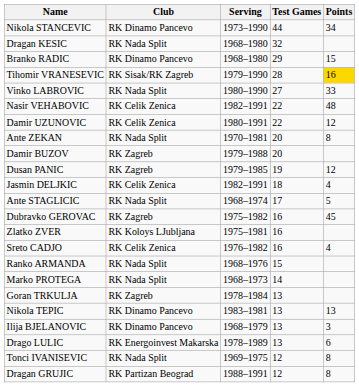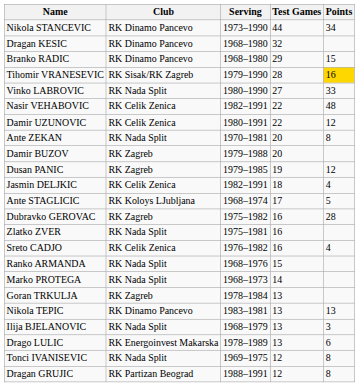(138, 43) RK Nada Split -> (151, 43) RK Dinamo Pancevo
(138, 201) RK Nada Split -> (152, 201) RK Koloys LJubljana
(331, 216) 45 -> (331, 216) 28
(152, 232) RK Koloys LJubljana -> (138, 232) RK Nada Split
(151, 327) RK Dinamo Pancevo -> (138, 327) RK Nada Split
